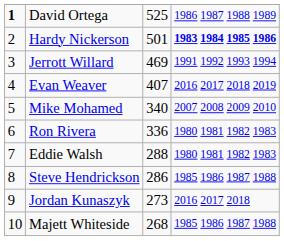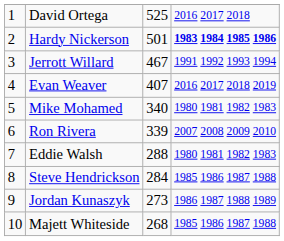(11, 16) bold -> (11, 16) normal
(225, 16) 1986 1987 1988 1989 -> (212, 16) 2016 2017 2018
(157, 62) 469 -> (157, 62) 467
(225, 108) 2007 2008 2009 2010 -> (225, 108) 1980 1981 1982 1983
(157, 131) 336 -> (157, 131) 339
(225, 131) 1980 1981 1982 1983 -> (225, 131) 2007 2008 2009 2010
(157, 177) 286 -> (157, 177) 284
(212, 200) 2016 2017 2018 -> (225, 200) 1986 1987 1988 1989
